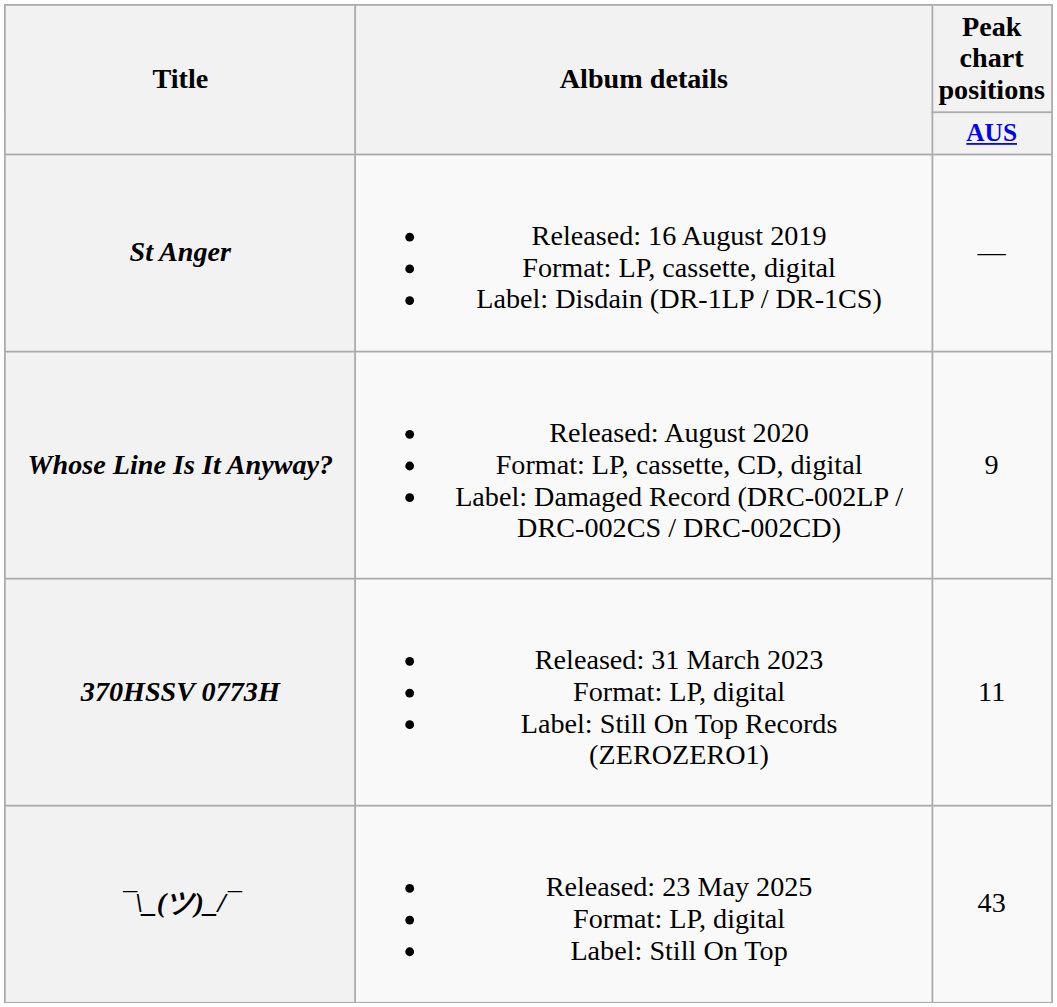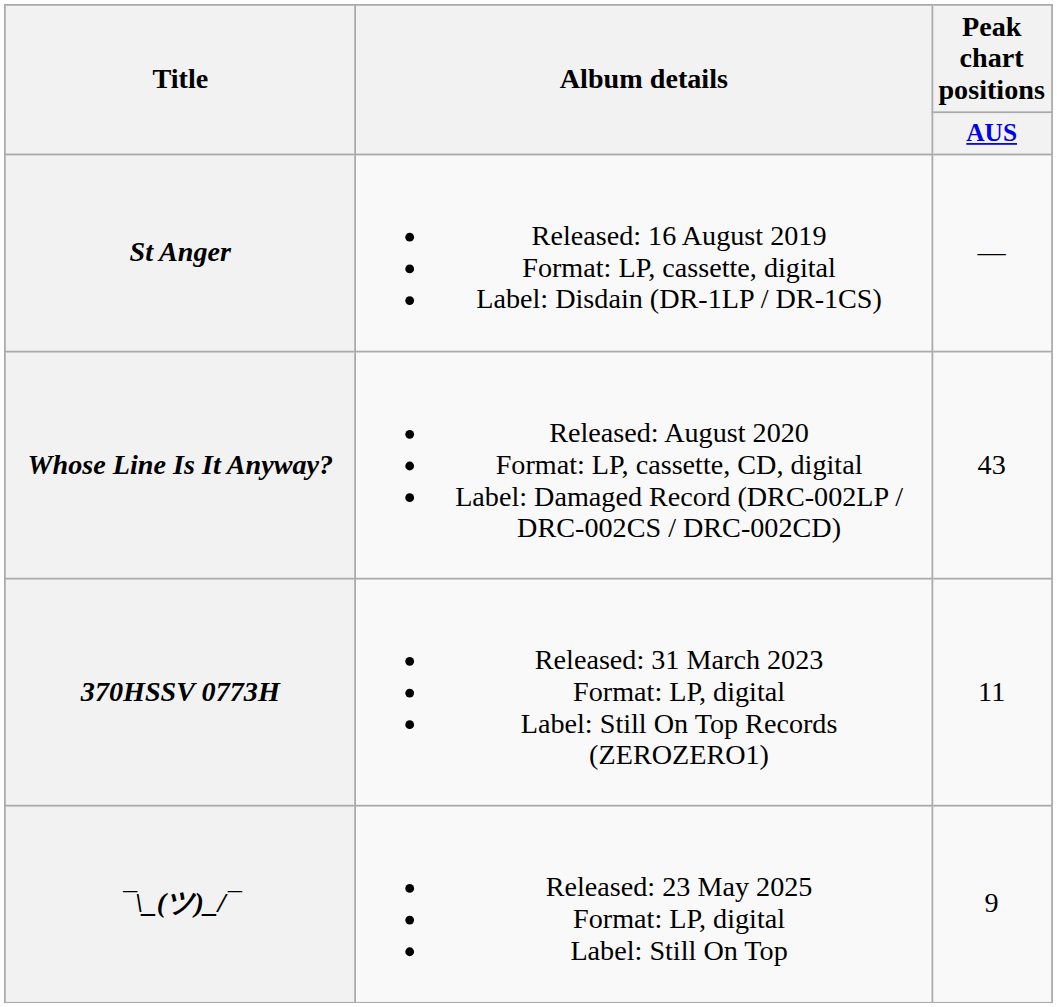(992, 464) 9 -> (992, 464) 43
(992, 903) 43 -> (992, 903) 9
